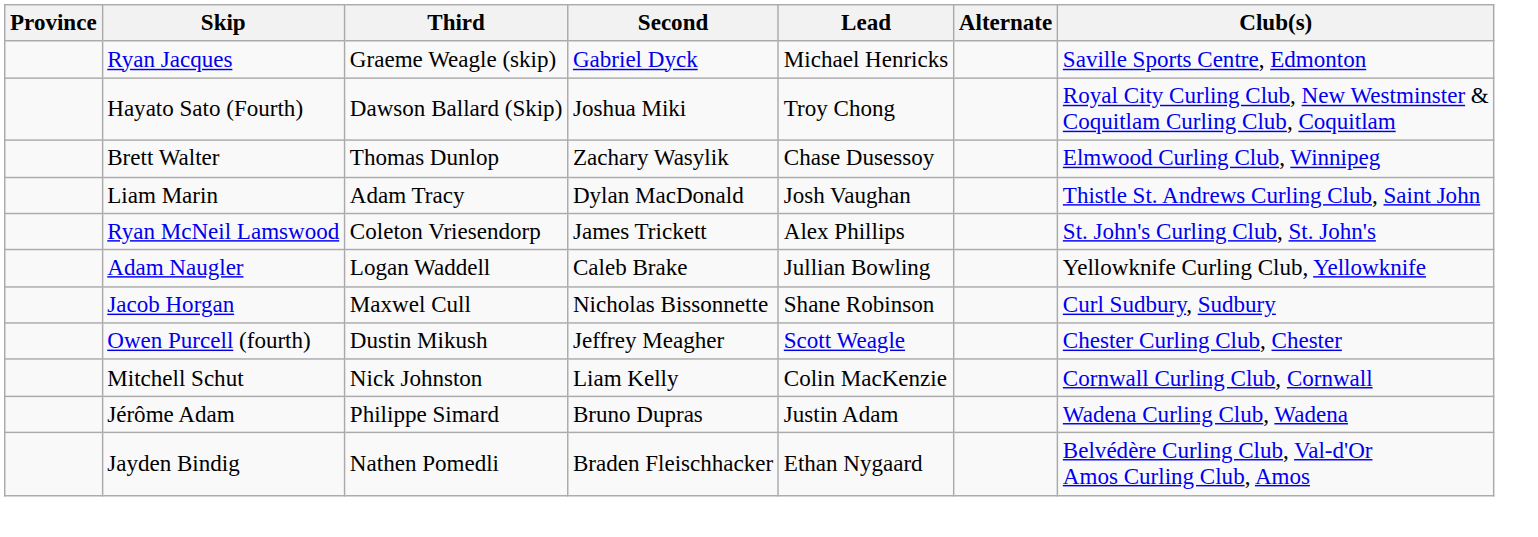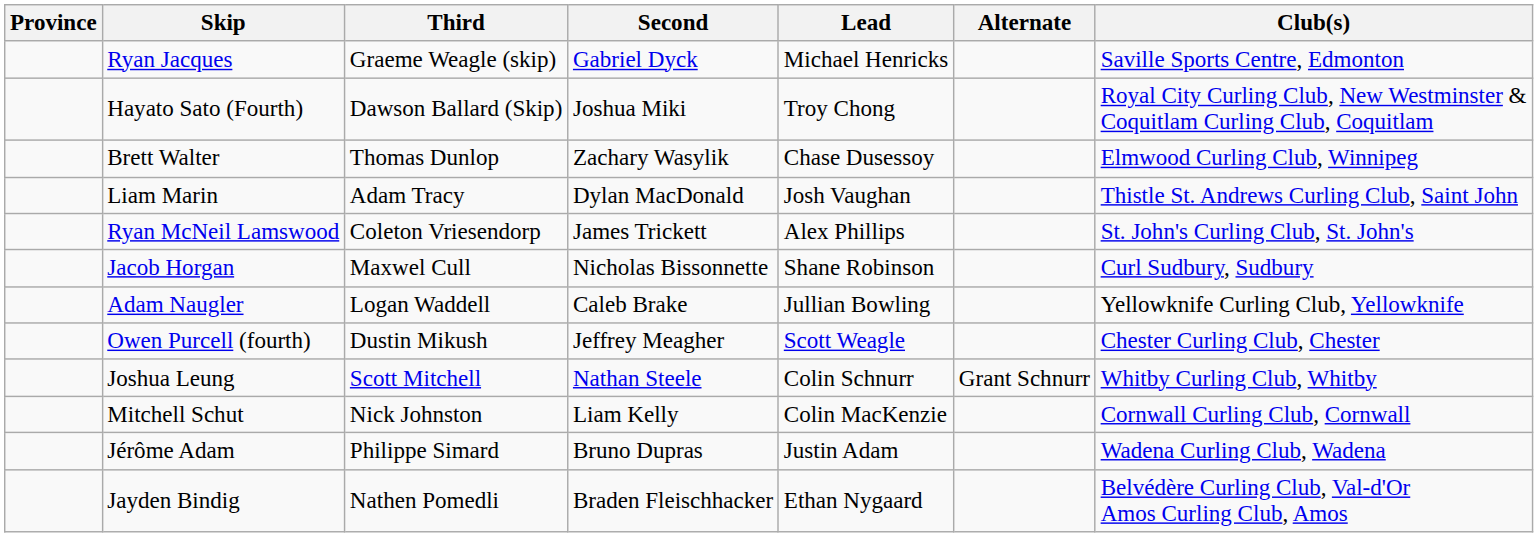rows swapped: (171, 304) <-> (175, 267)
+ row: (171, 377)
